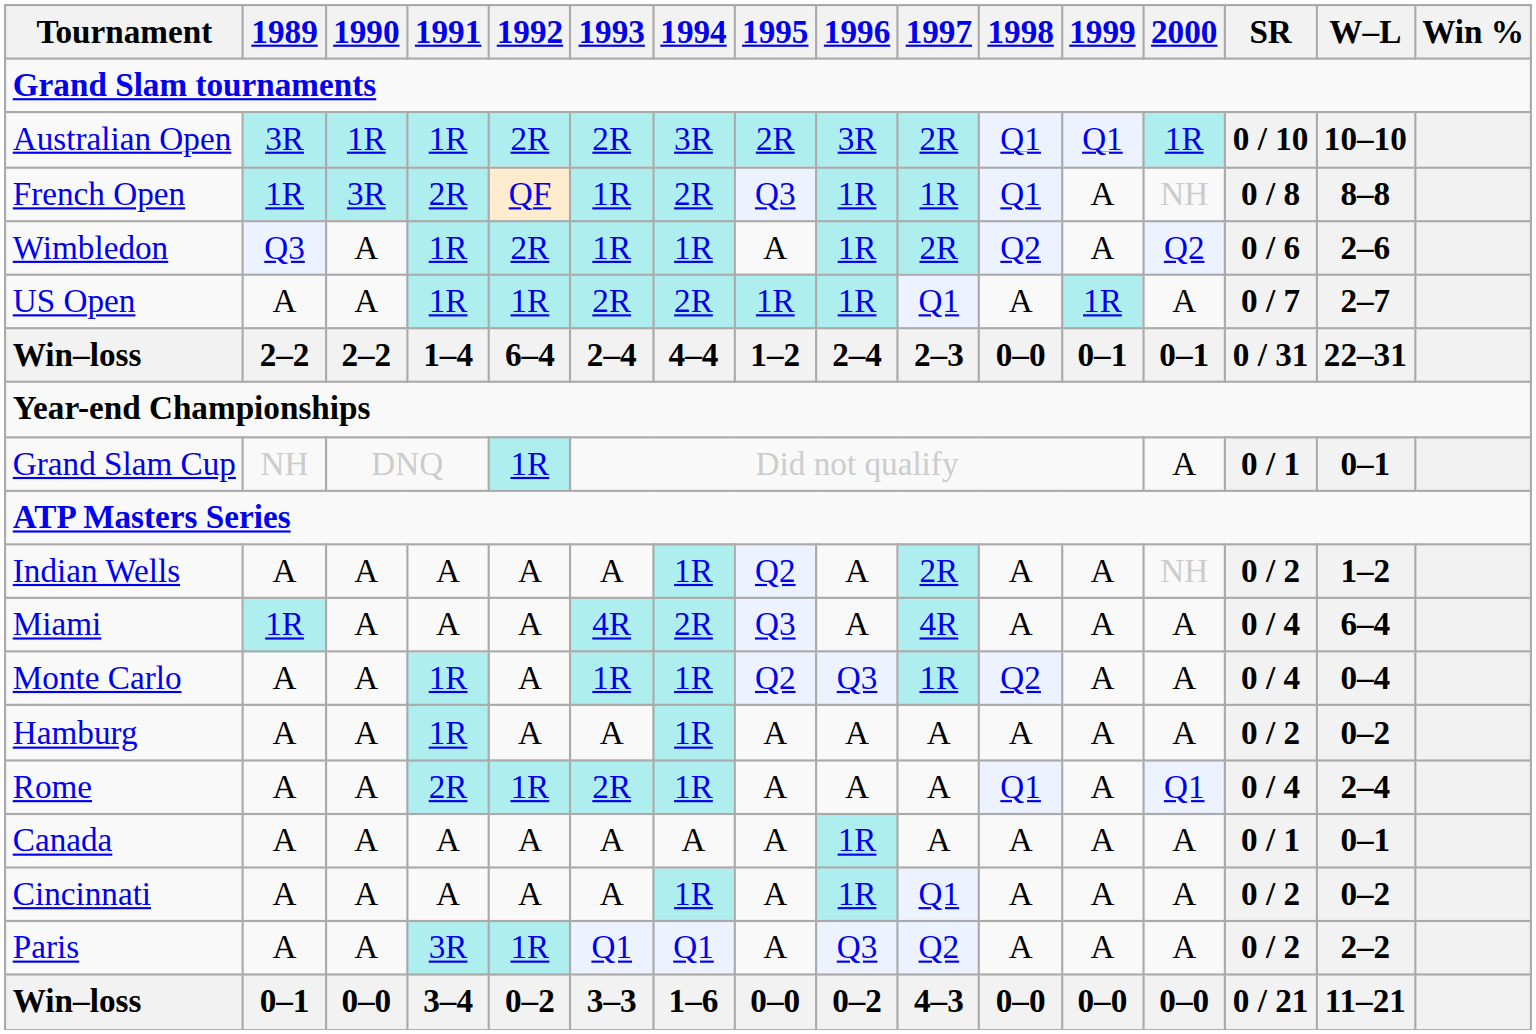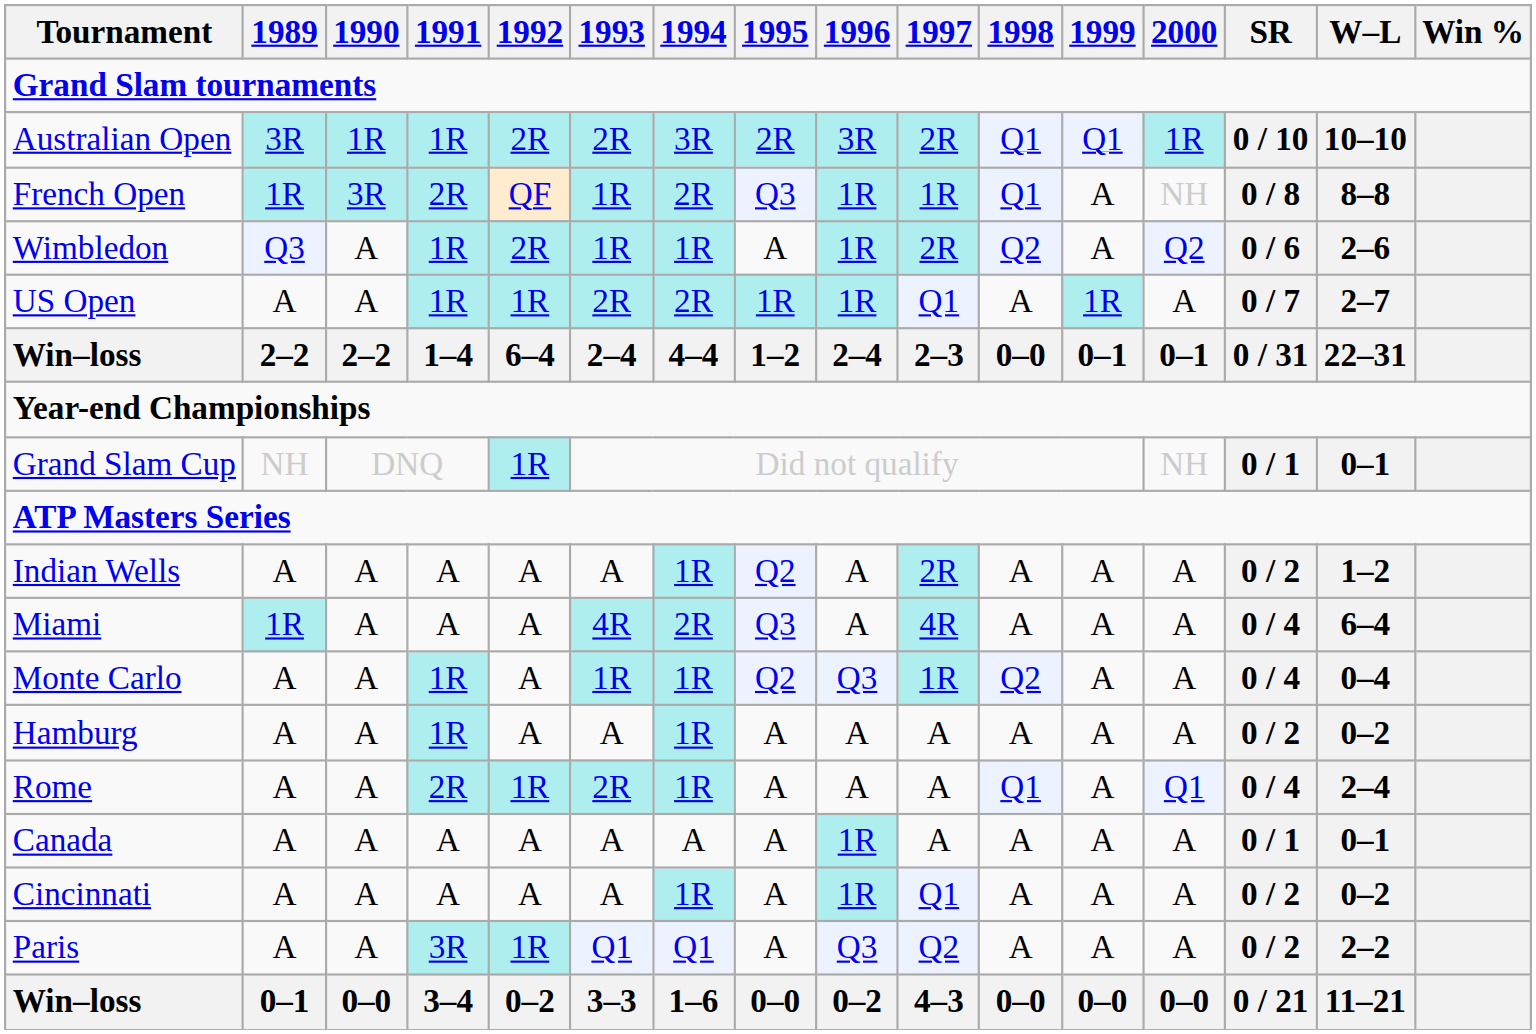(1184, 462) A -> (1184, 462) NH
(1184, 569) NH -> (1184, 569) A
